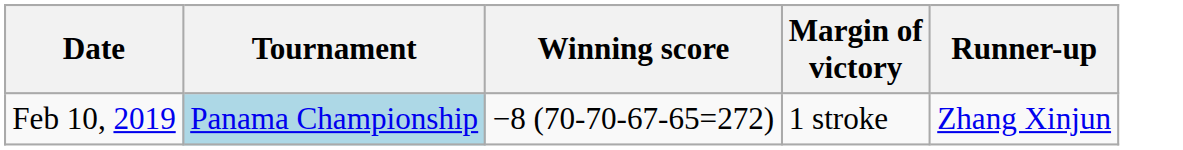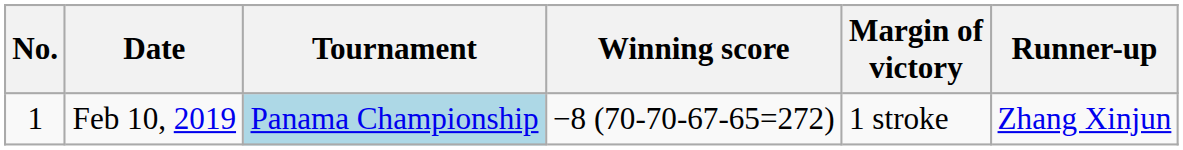+ column: (35, 48)
